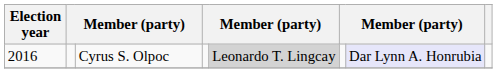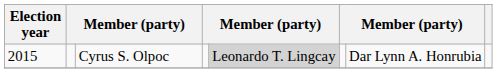(23, 56) 2016 -> (23, 56) 2015
(415, 56) lavender background -> (415, 56) no background
